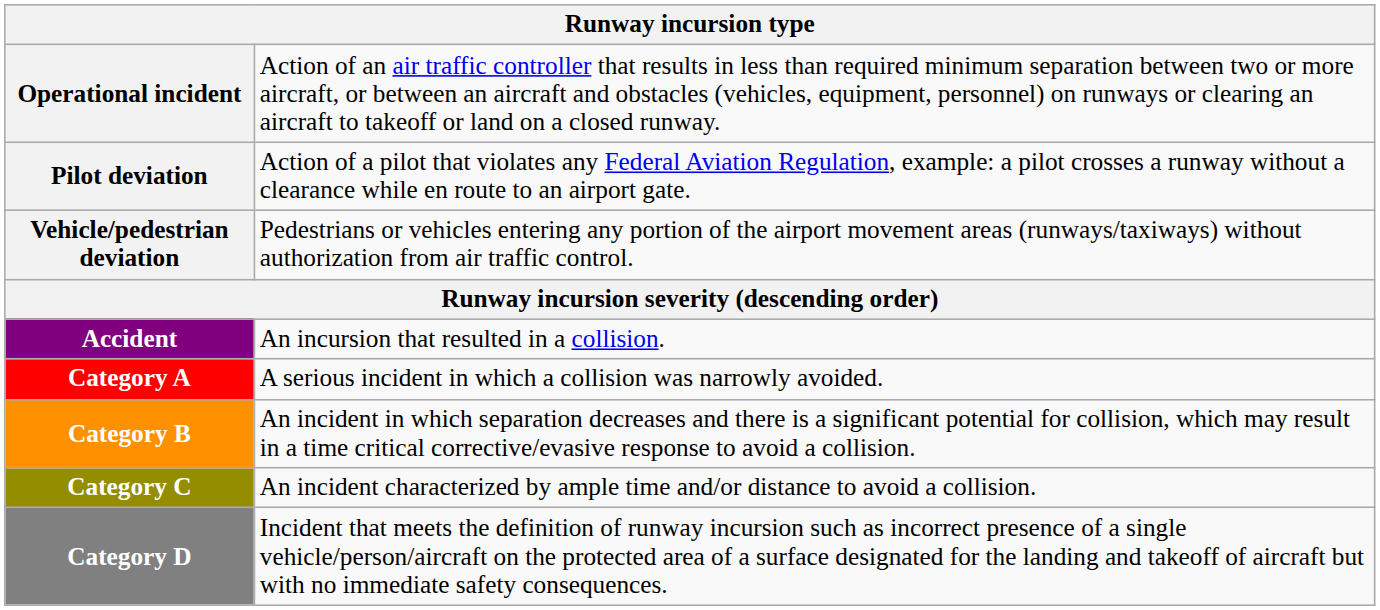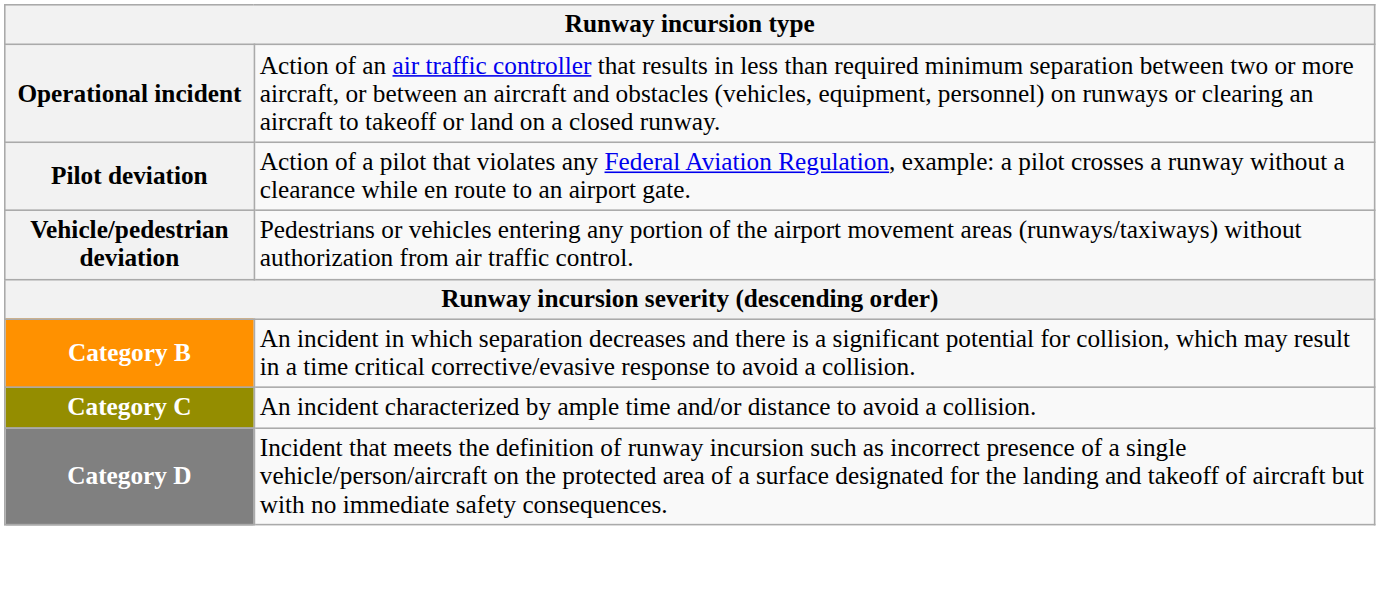- row: (129, 338)
- row: (129, 378)
